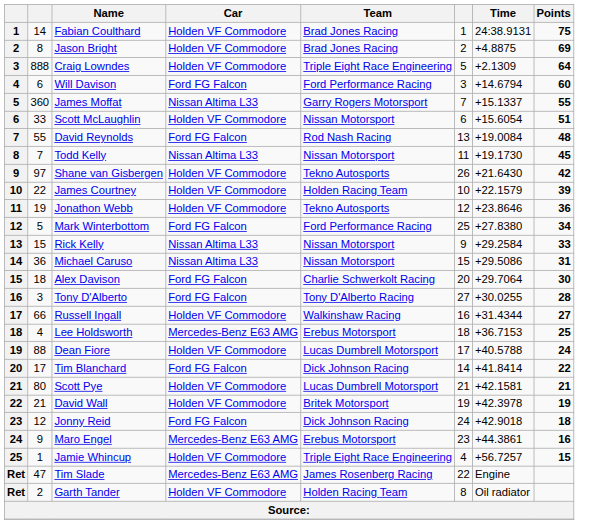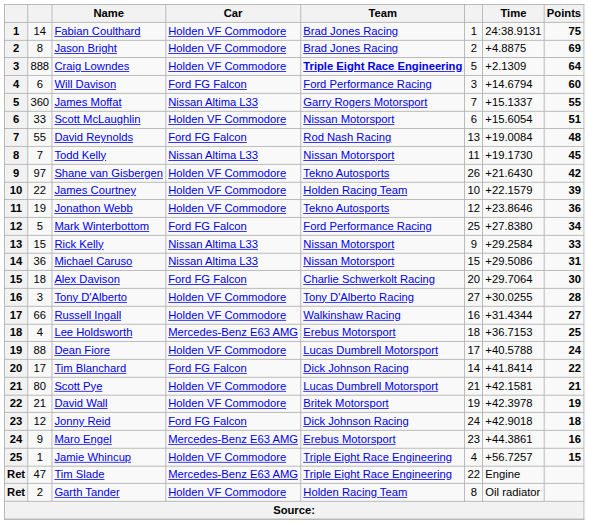(378, 67) normal -> (383, 67) bold
(208, 298) Ford FG Falcon -> (227, 298) Holden VF Commodore
(368, 475) James Rosenberg Racing -> (378, 475) Triple Eight Race Engineering
